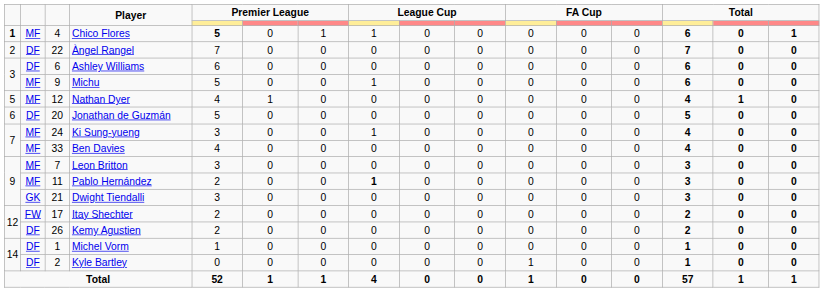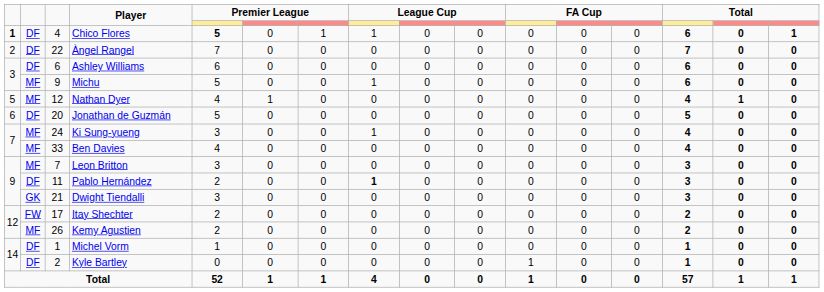(33, 34) MF -> (33, 34) DF
(33, 181) MF -> (33, 181) DF
(33, 230) DF -> (33, 230) MF
